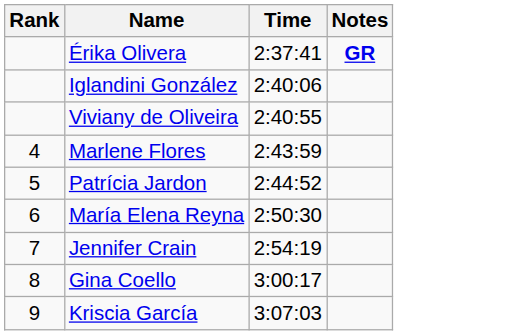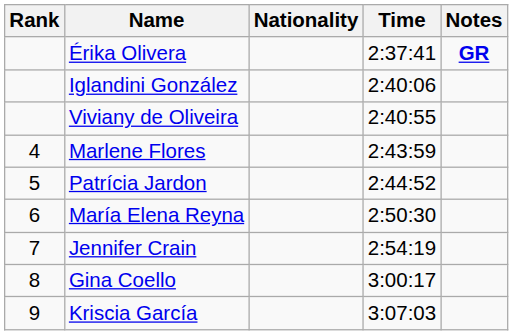+ column: (306, 20)
